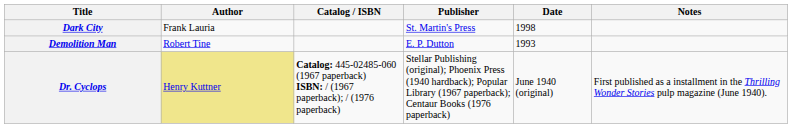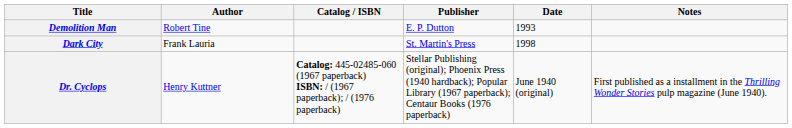rows swapped: (83, 28) <-> (83, 43)
(192, 87) khaki background -> (192, 87) no background
